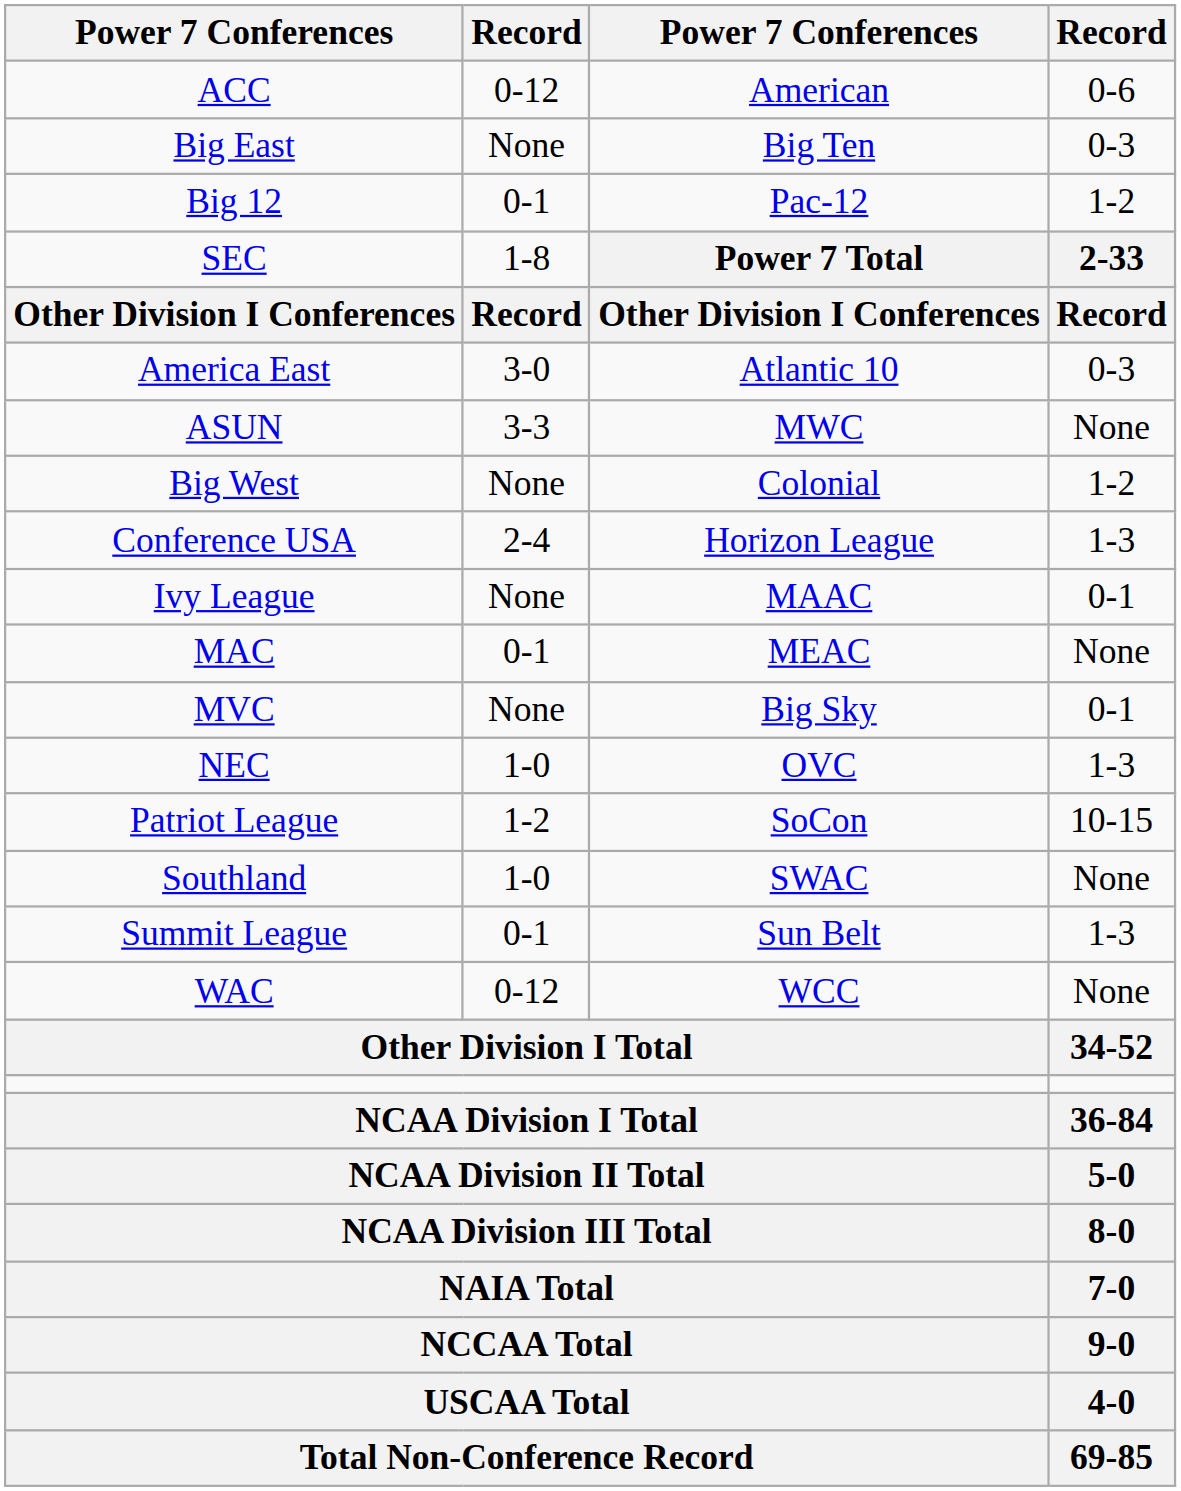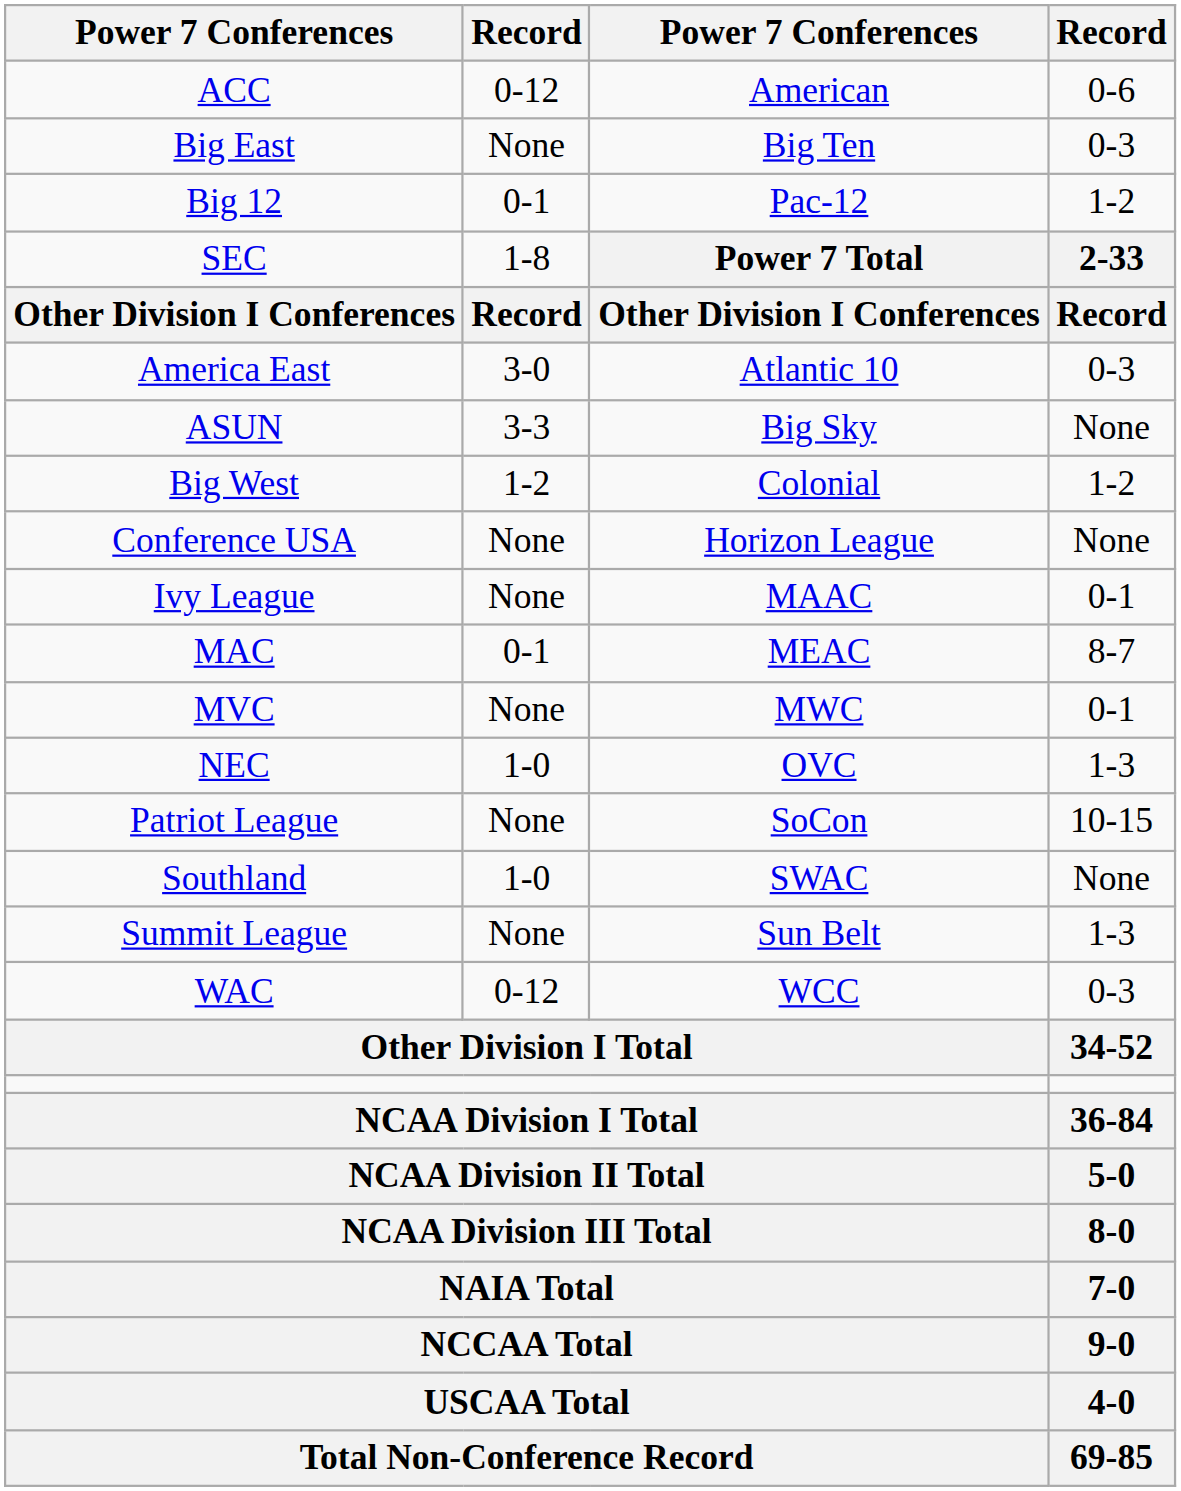(819, 426) MWC -> (819, 426) Big Sky
(527, 483) None -> (527, 483) 1-2
(527, 539) 2-4 -> (527, 539) None
(1111, 539) 1-3 -> (1111, 539) None
(1111, 652) None -> (1111, 652) 8-7
(819, 708) Big Sky -> (819, 708) MWC
(527, 821) 1-2 -> (527, 821) None
(527, 933) 0-1 -> (527, 933) None
(1111, 990) None -> (1111, 990) 0-3
